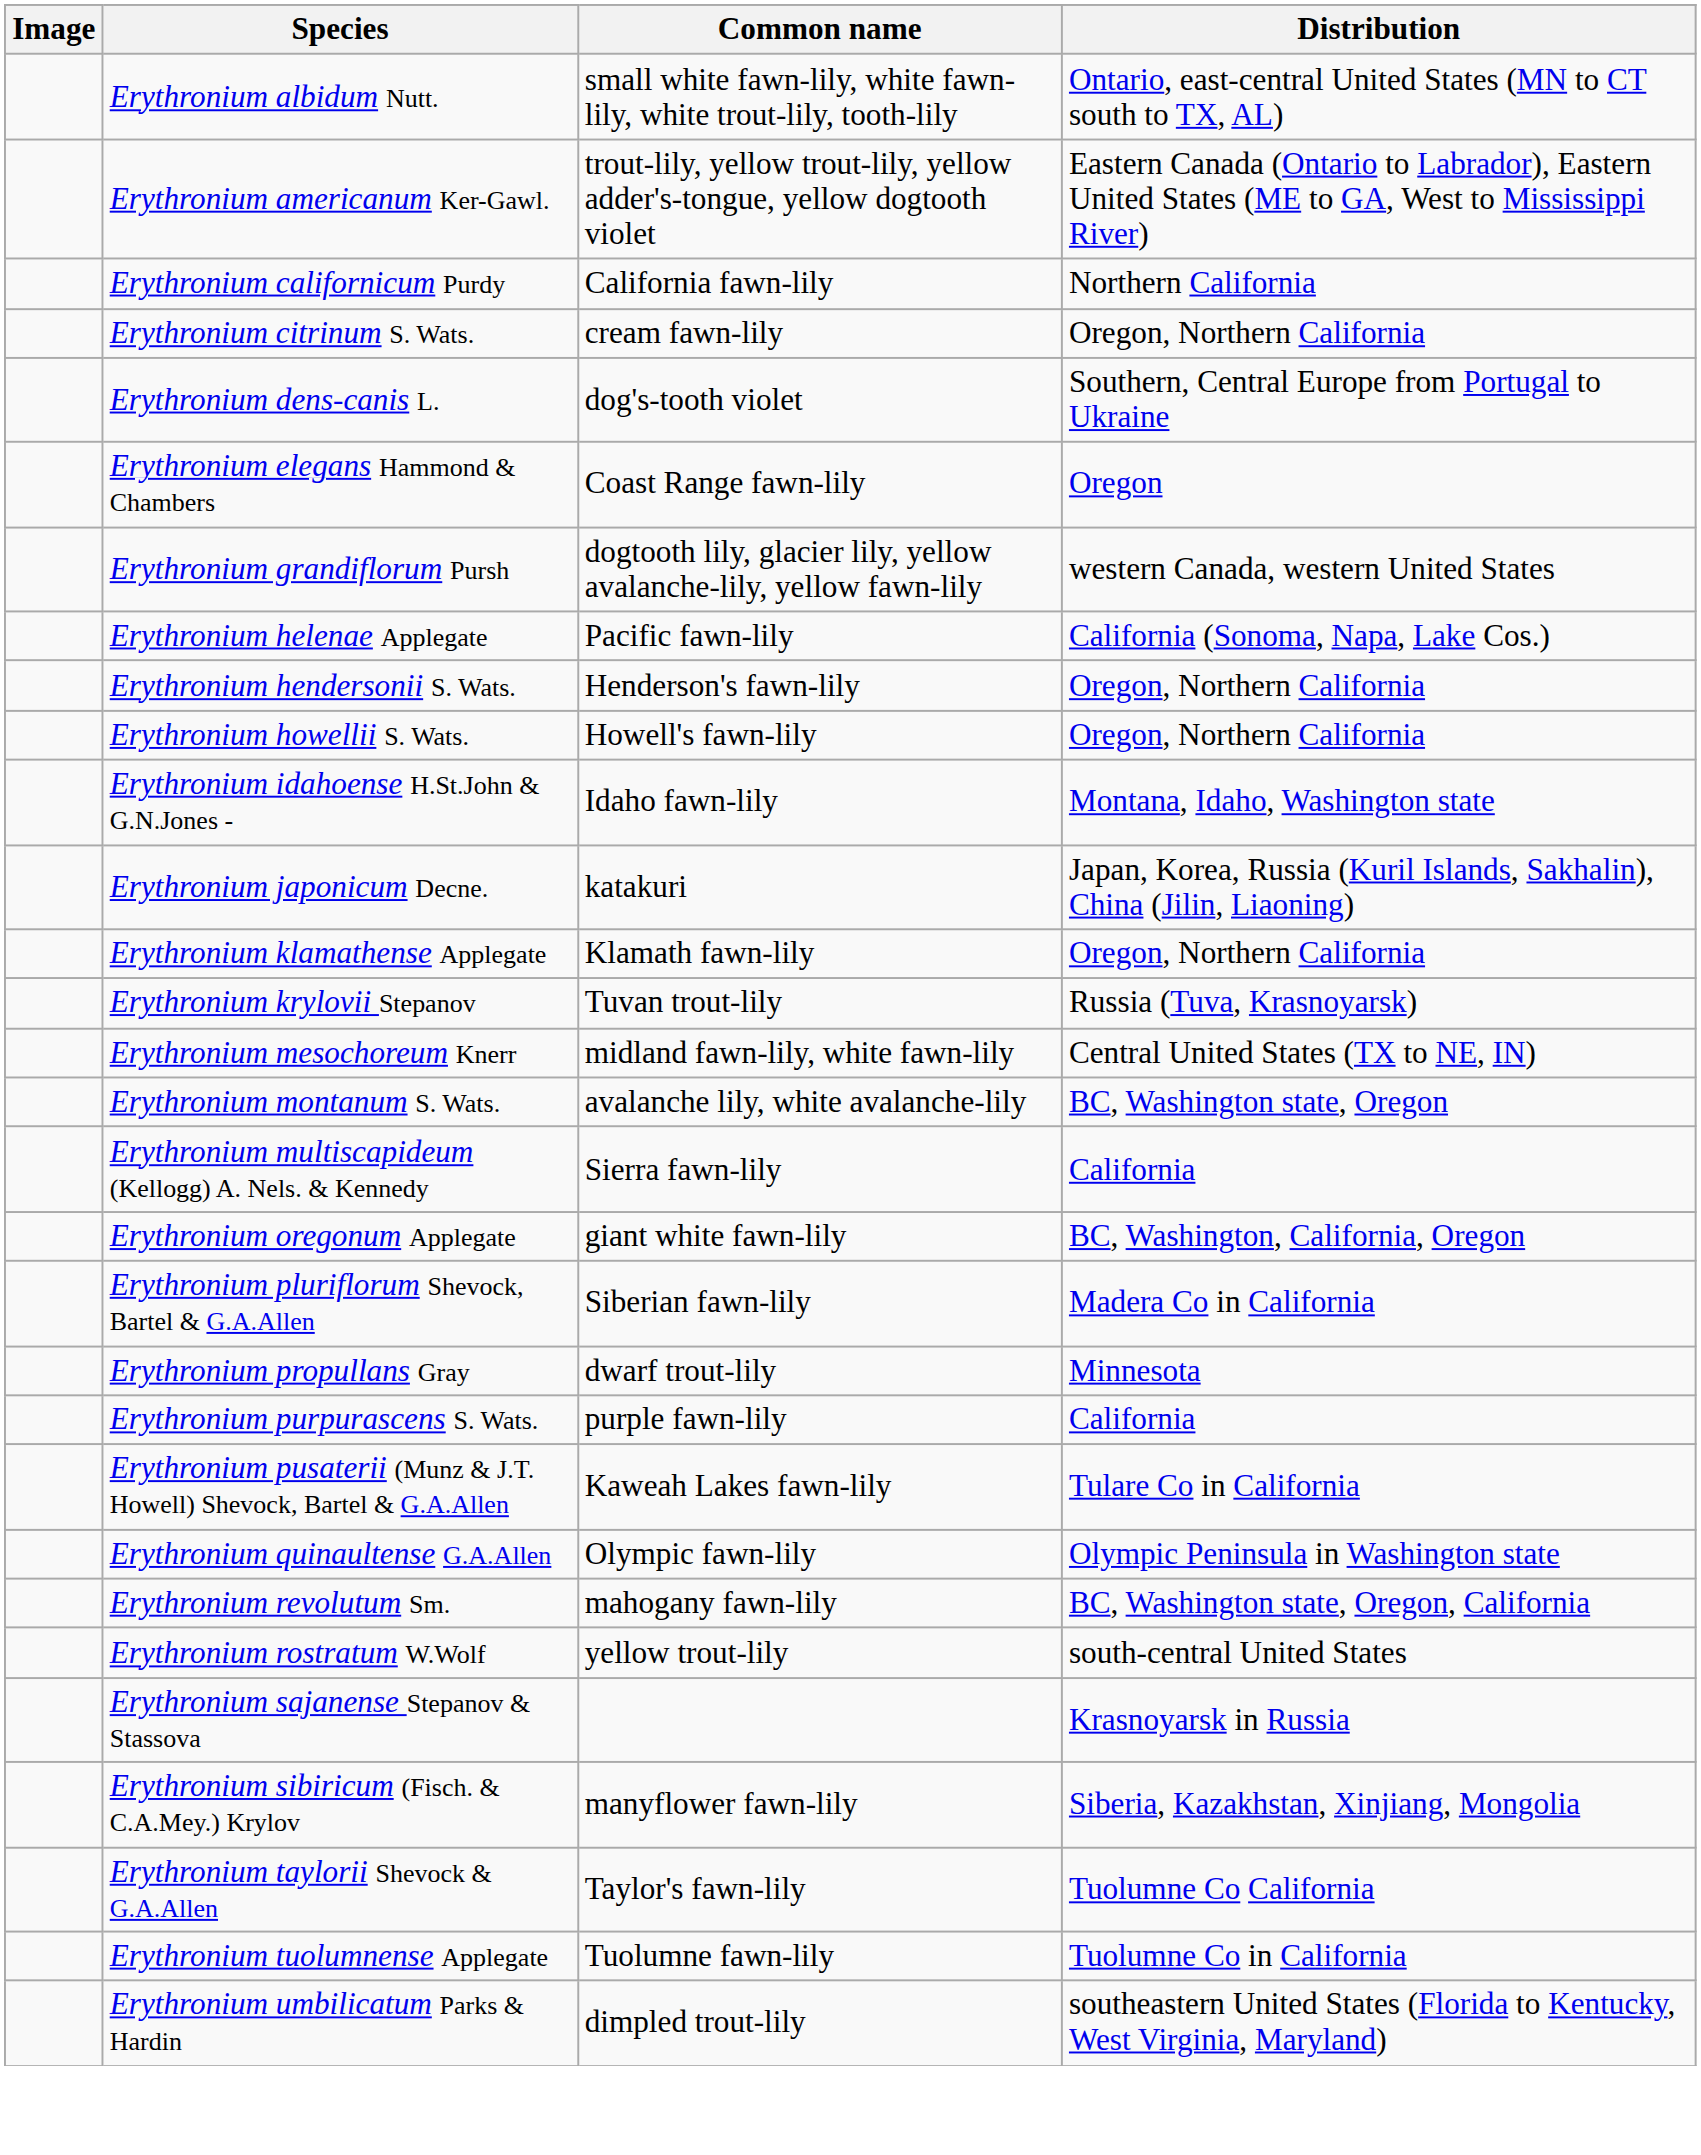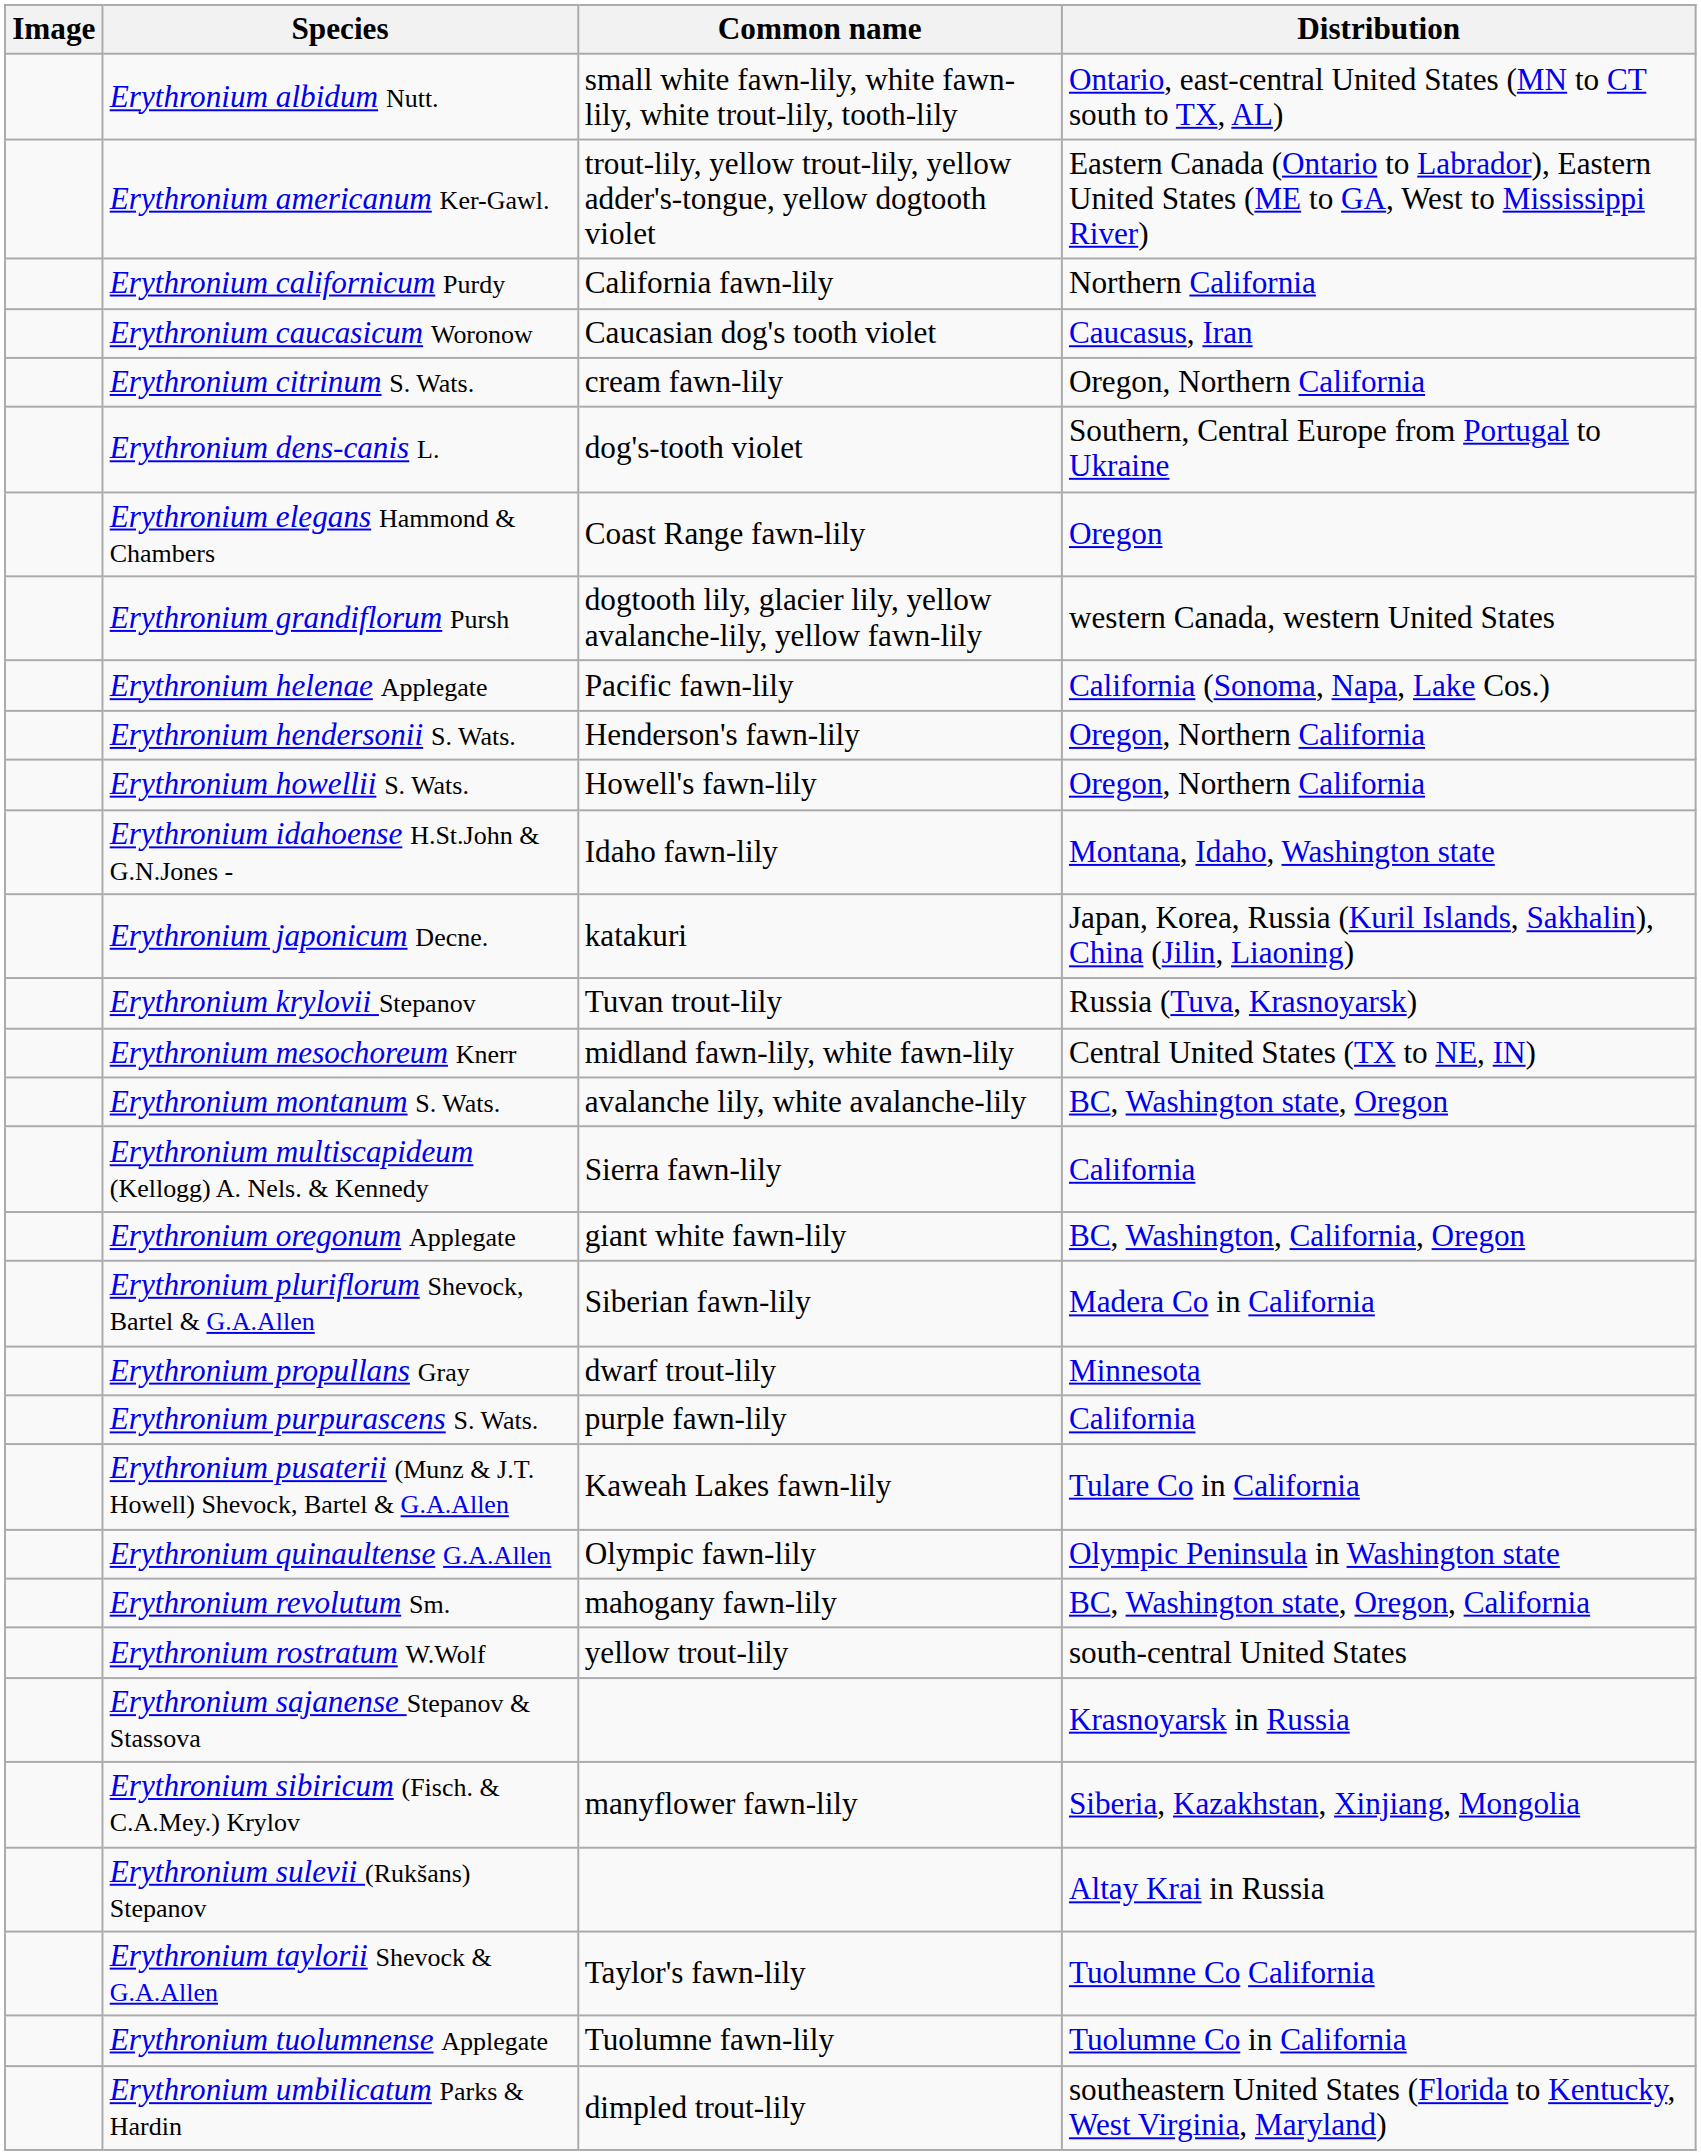+ row: (321, 332)
- row: (328, 953)
+ row: (290, 1888)
